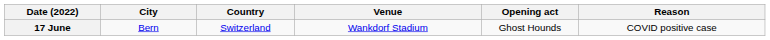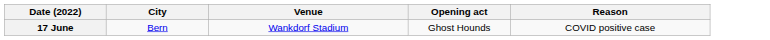- column: (245, 12)
